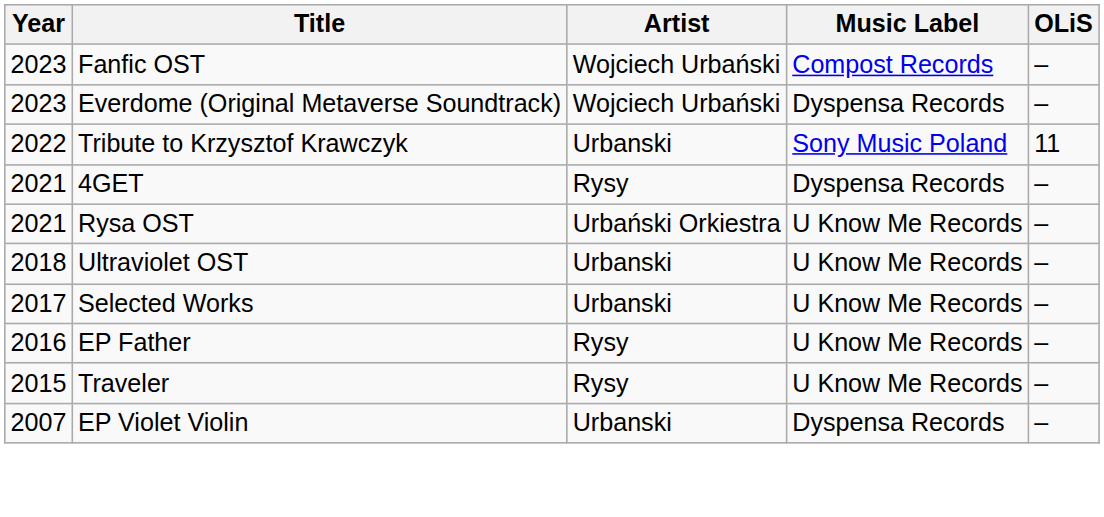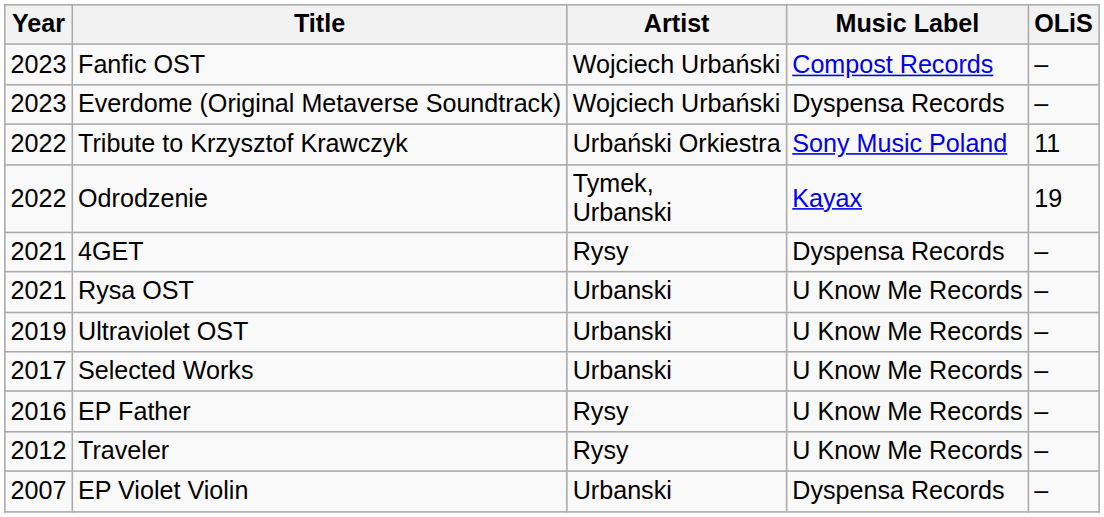(622, 143) Urbanski -> (677, 143) Urbański Orkiestra
+ row: (143, 197)
(677, 223) Urbański Orkiestra -> (622, 291) Urbanski
(39, 263) 2018 -> (39, 331) 2019
(39, 382) 2015 -> (39, 451) 2012
